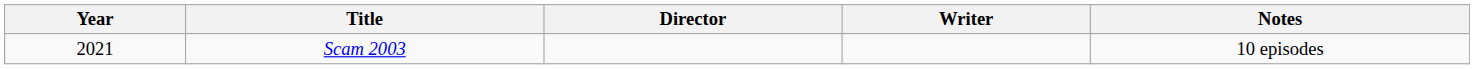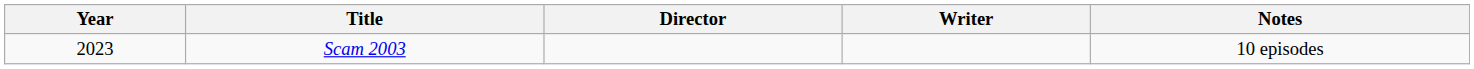(95, 48) 2021 -> (95, 48) 2023
